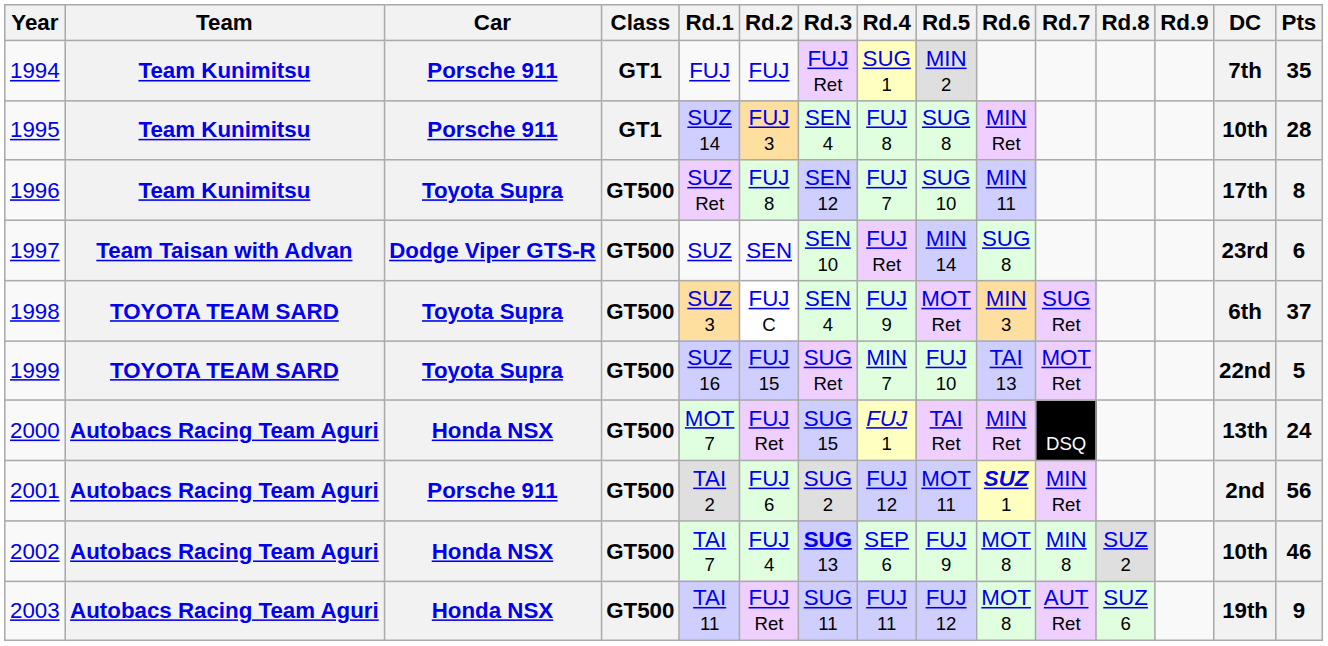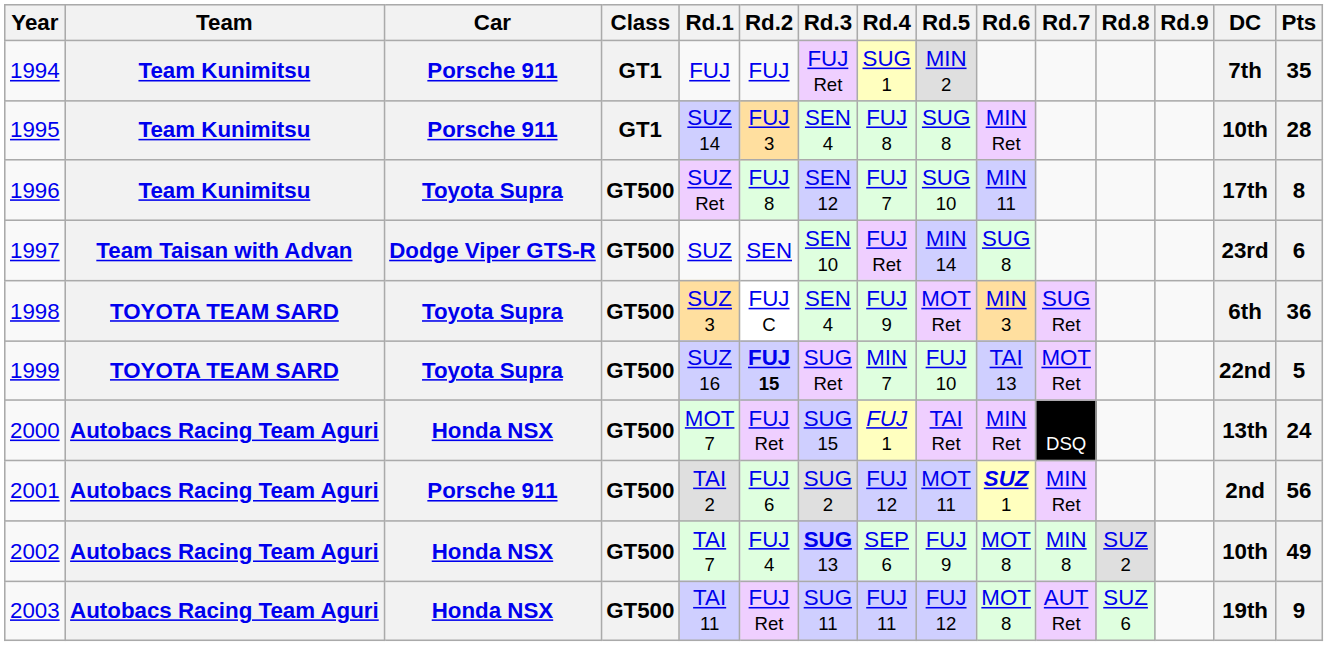(1299, 311) 37 -> (1299, 311) 36
(769, 371) normal -> (769, 371) bold
(1299, 551) 46 -> (1299, 551) 49
